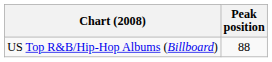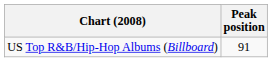(244, 47) 88 -> (244, 47) 91
